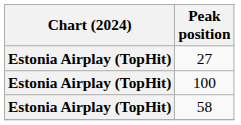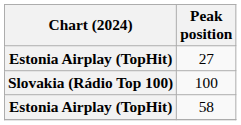(90, 82) Estonia Airplay (TopHit) -> (91, 82) Slovakia (Rádio Top 100)
